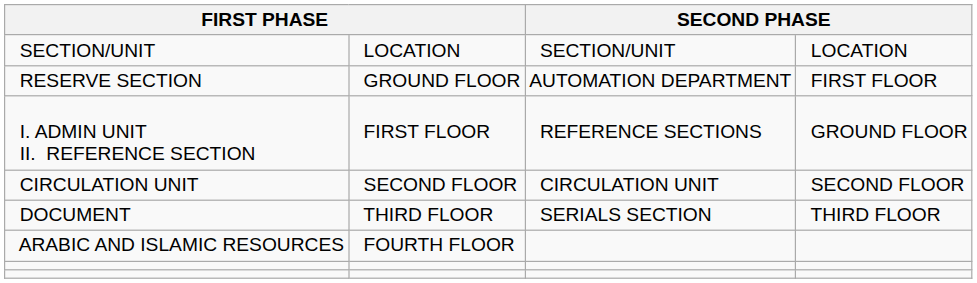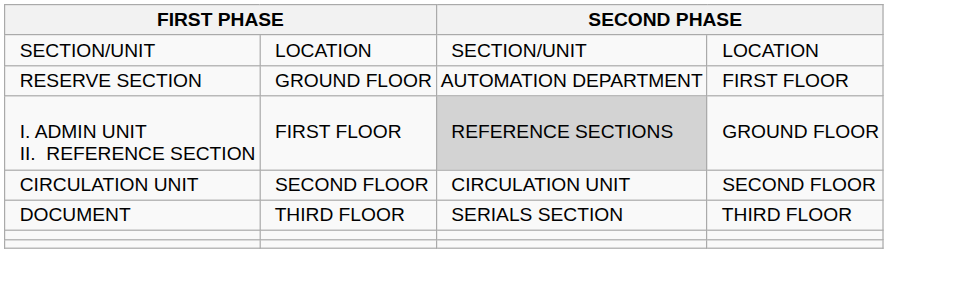(646, 132) no background -> (557, 132) lightgrey background
- row: (177, 245)
